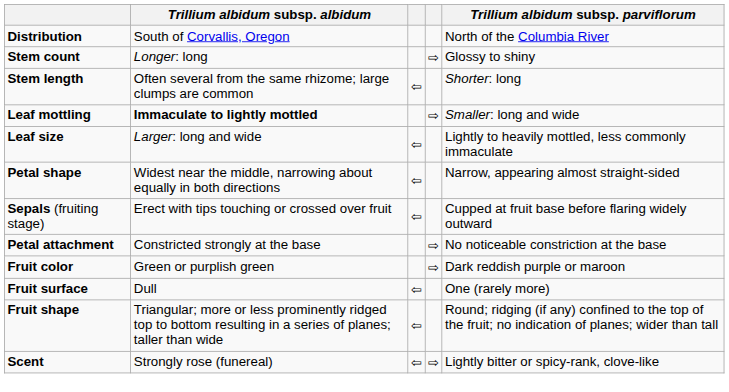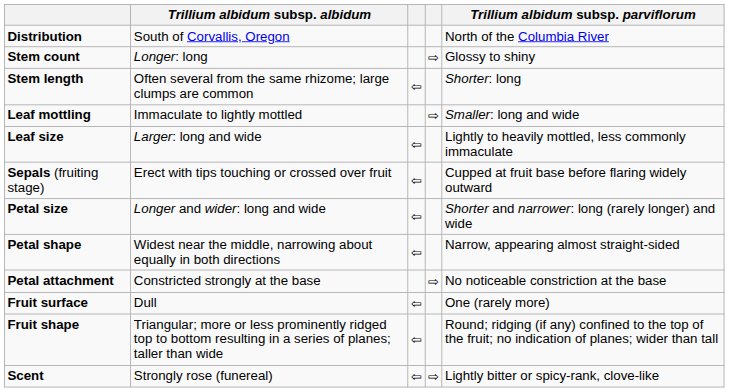(226, 115) bold -> (218, 115) normal
rows swapped: (53, 216) <-> (44, 172)
+ row: (38, 208)
- row: (40, 266)
